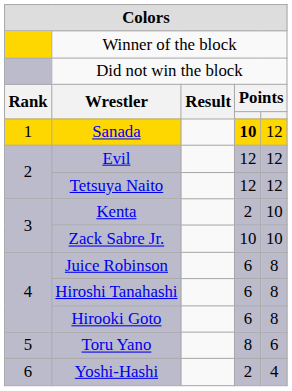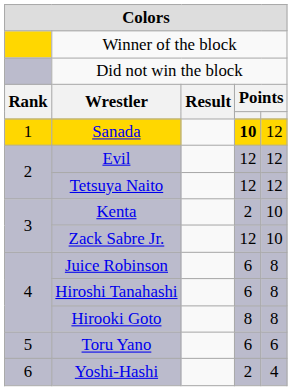(248, 238) 10 -> (248, 238) 12
(248, 318) 6 -> (248, 318) 8
(248, 345) 8 -> (248, 345) 6
